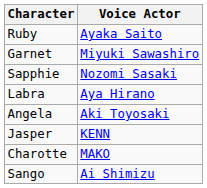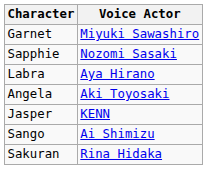- row: (22, 34)
- row: (37, 154)
+ row: (33, 154)
